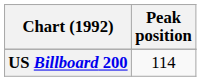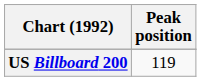(164, 62) 114 -> (164, 62) 119
